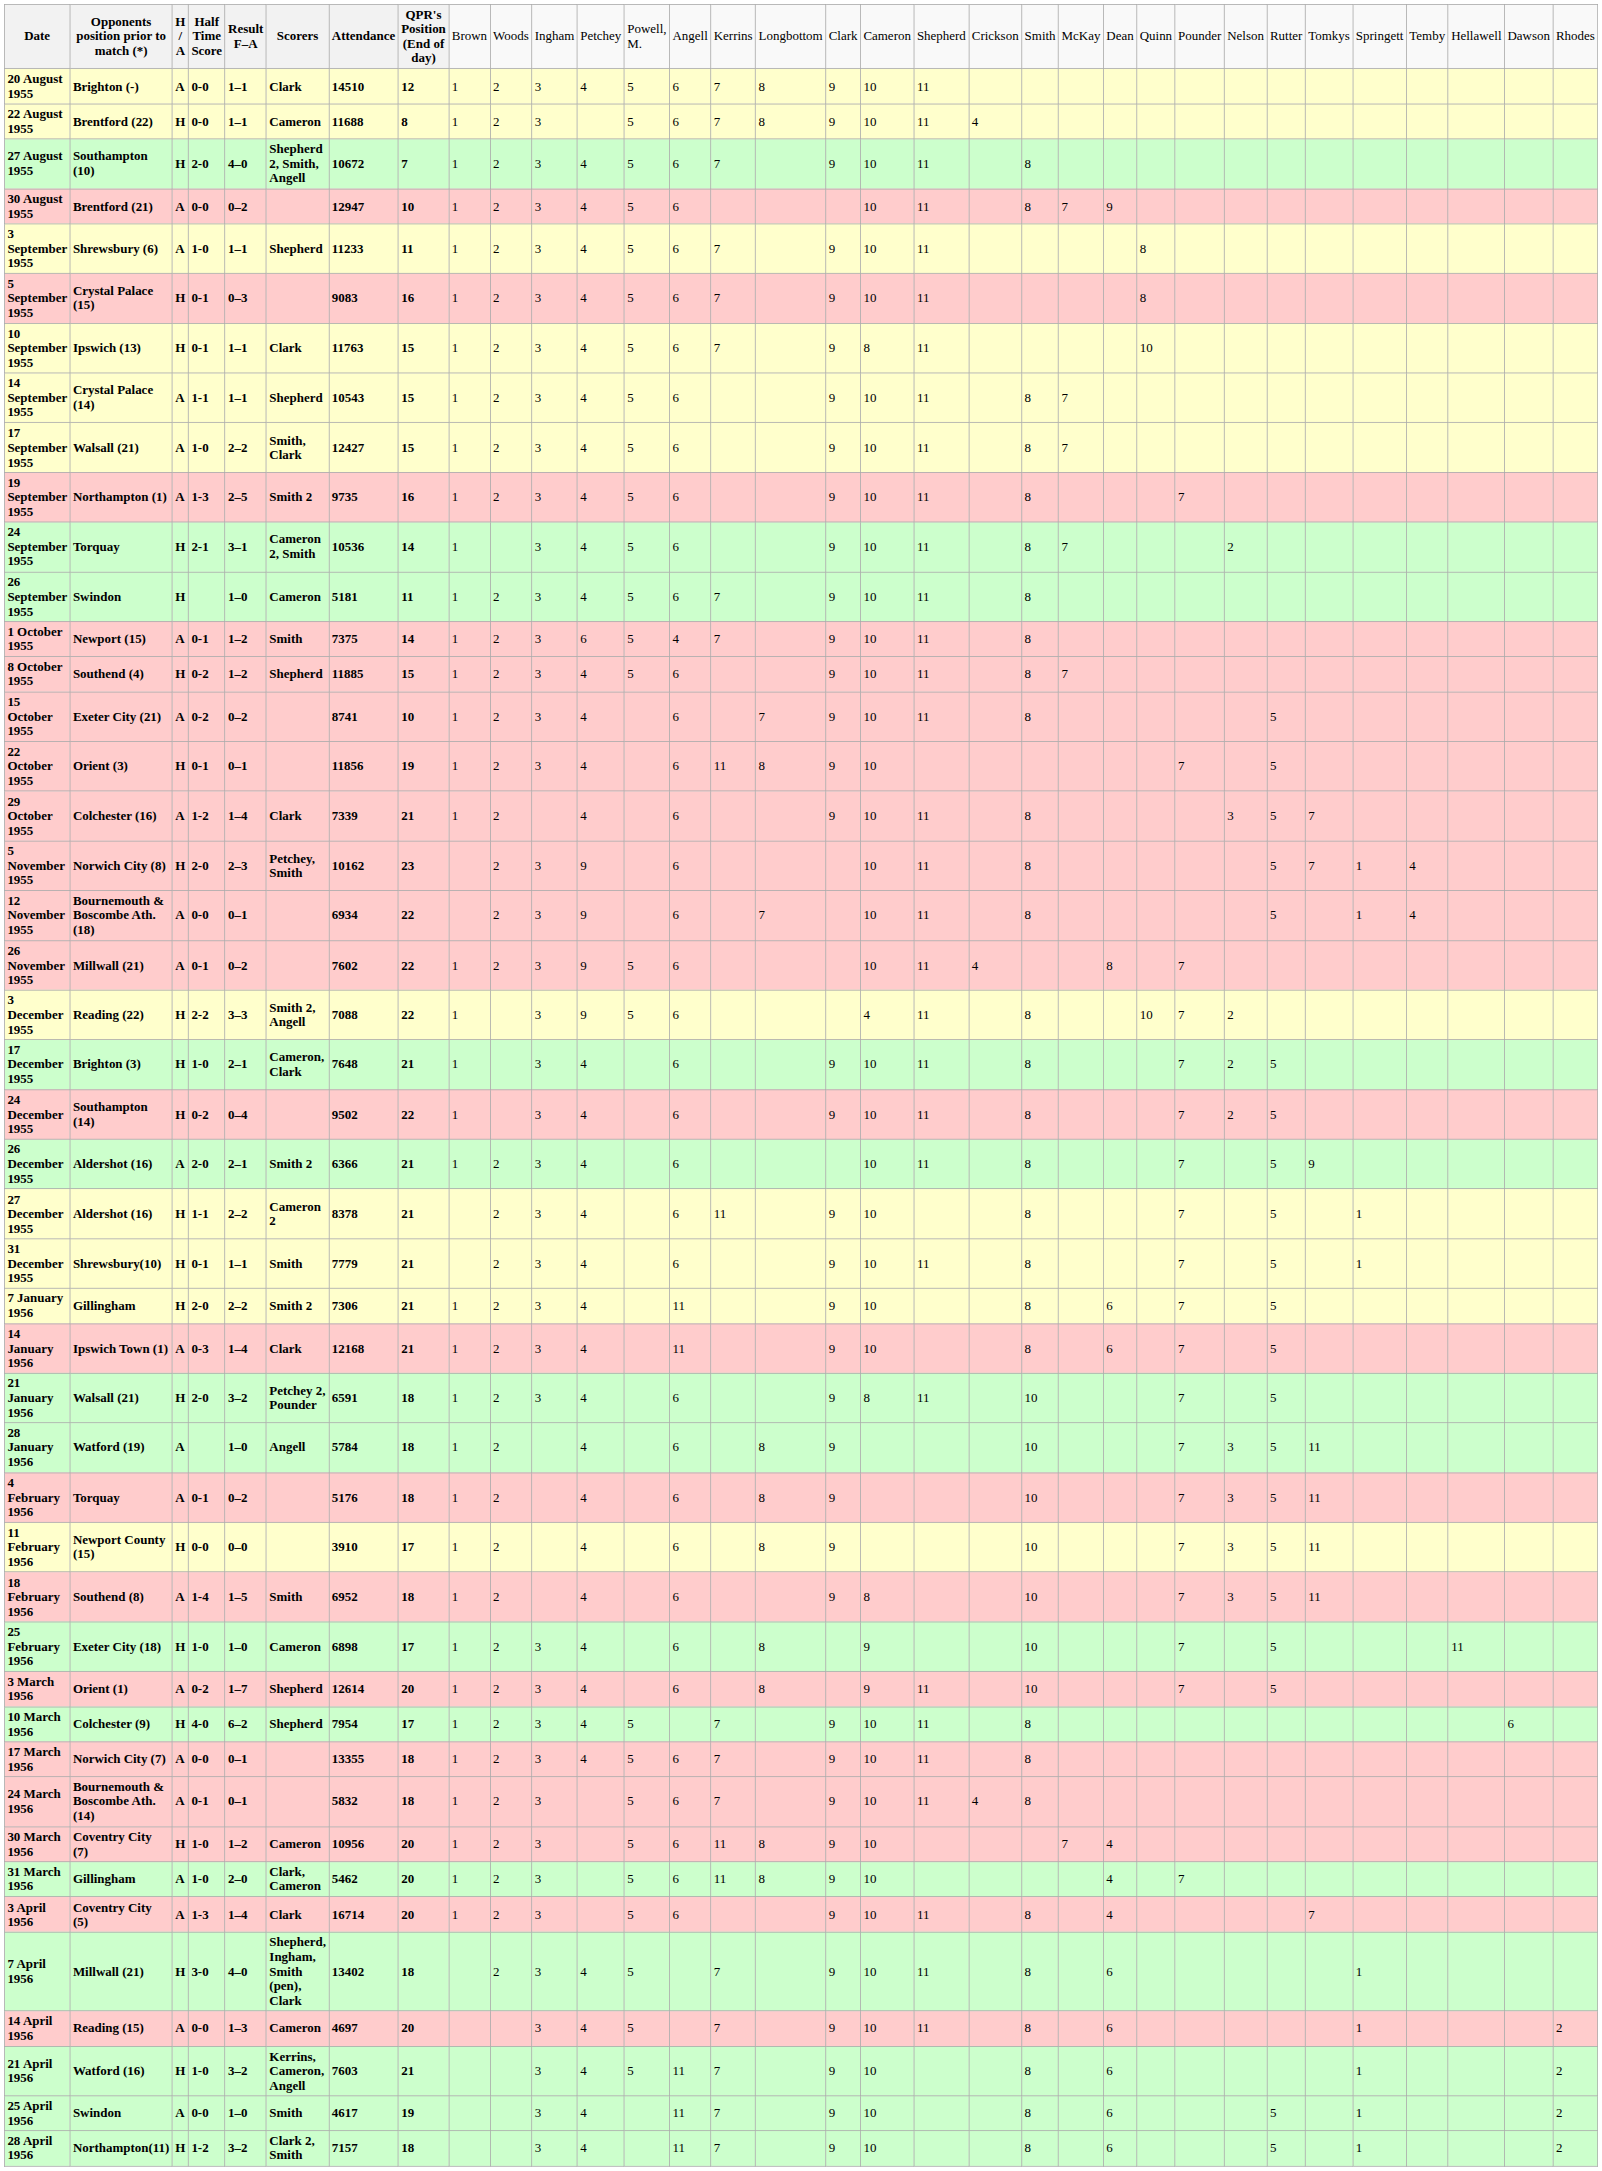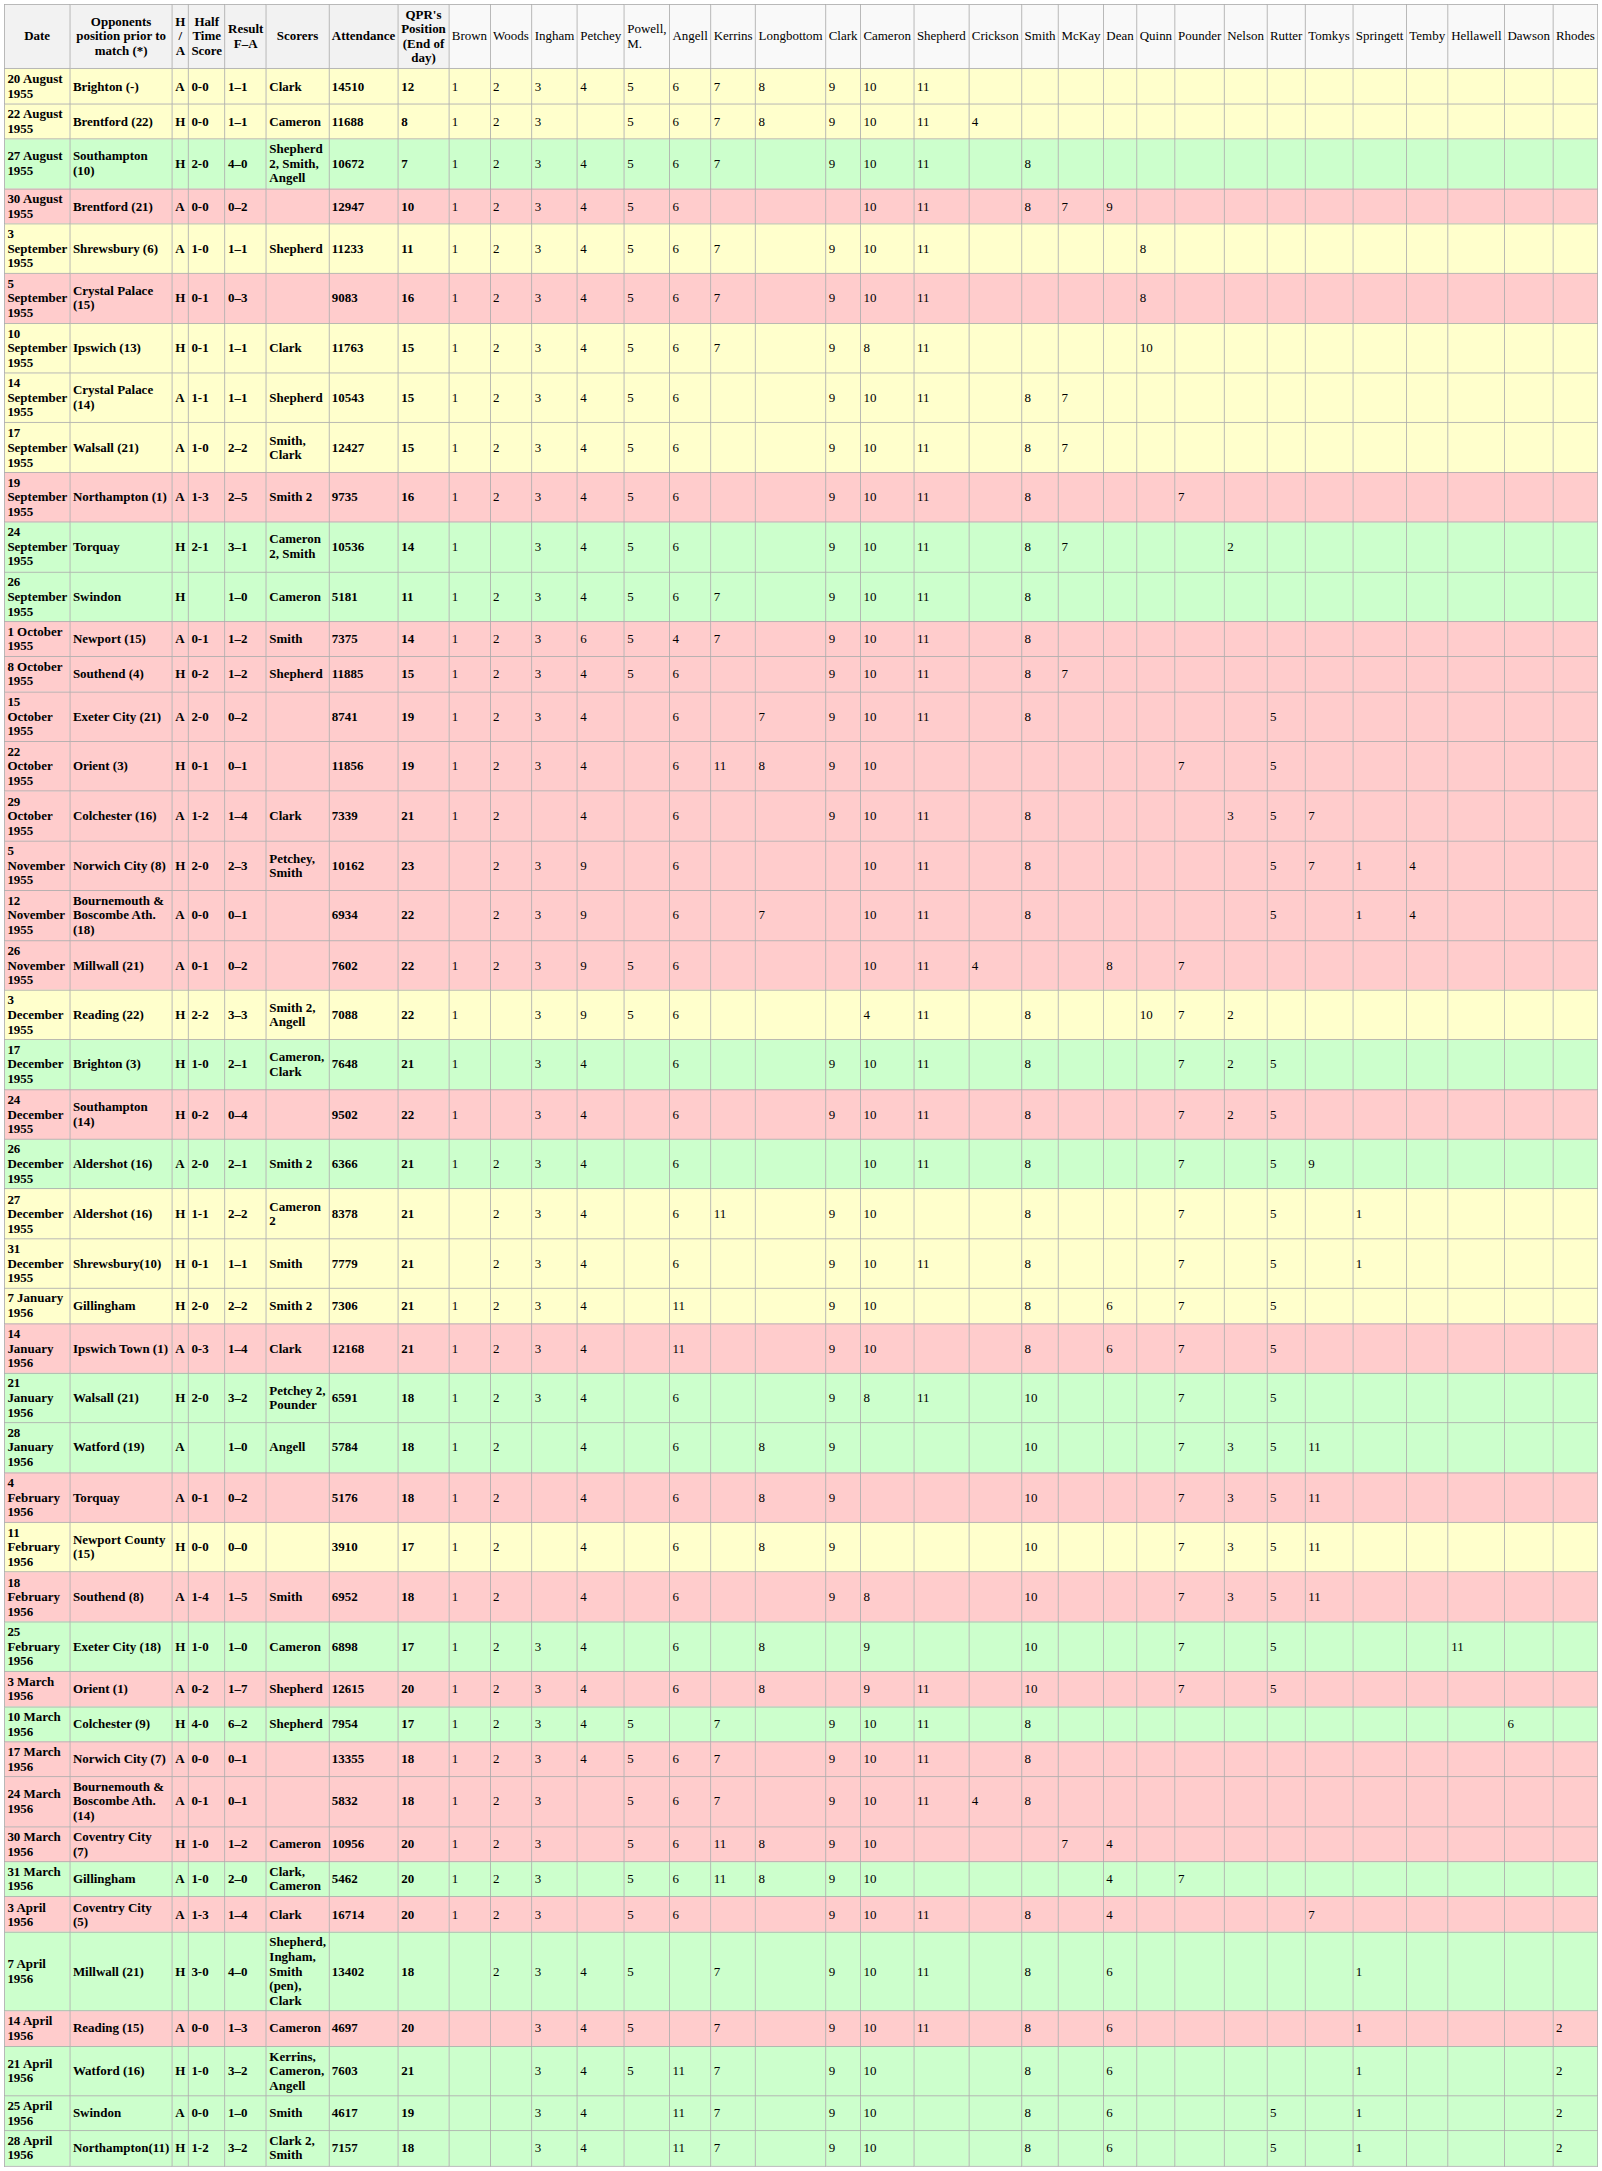(200, 716) 0-2 -> (200, 716) 2-0
(408, 716) 10 -> (408, 716) 19
(348, 1689) 12614 -> (348, 1689) 12615
